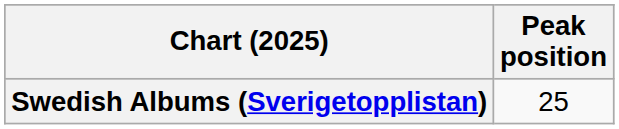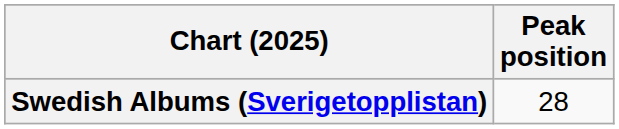(553, 100) 25 -> (553, 100) 28
